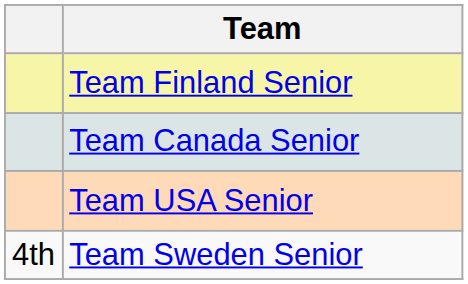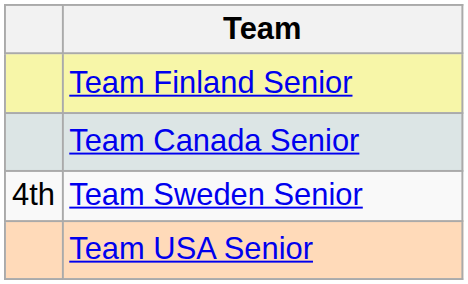rows swapped: (191, 200) <-> (216, 253)
